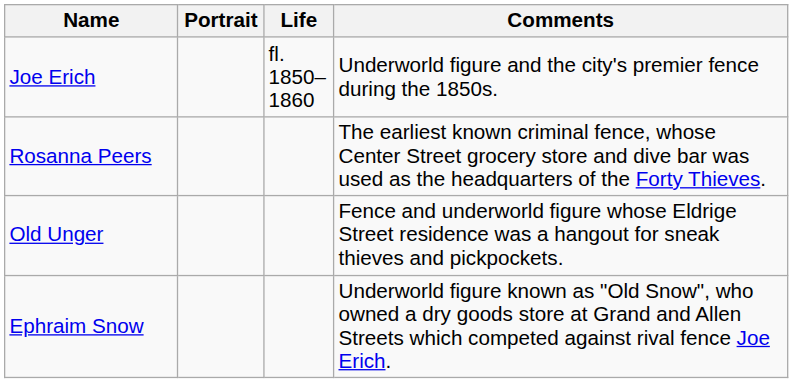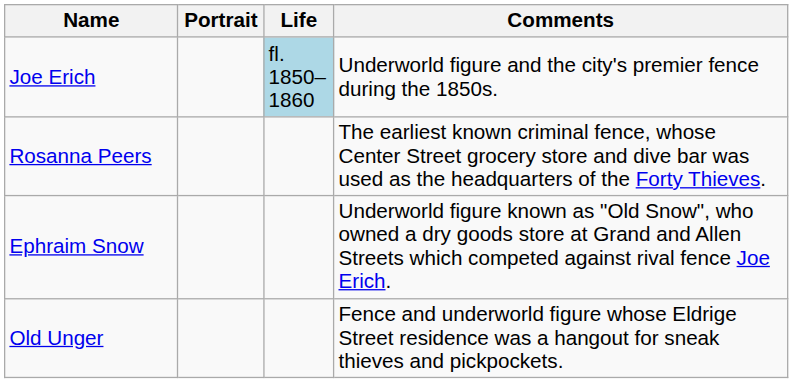(297, 76) no background -> (297, 76) lightblue background
rows swapped: (56, 235) <-> (77, 325)
